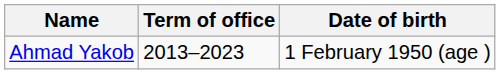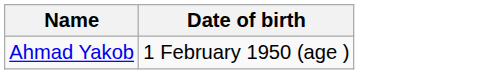- column: (209, 20)
